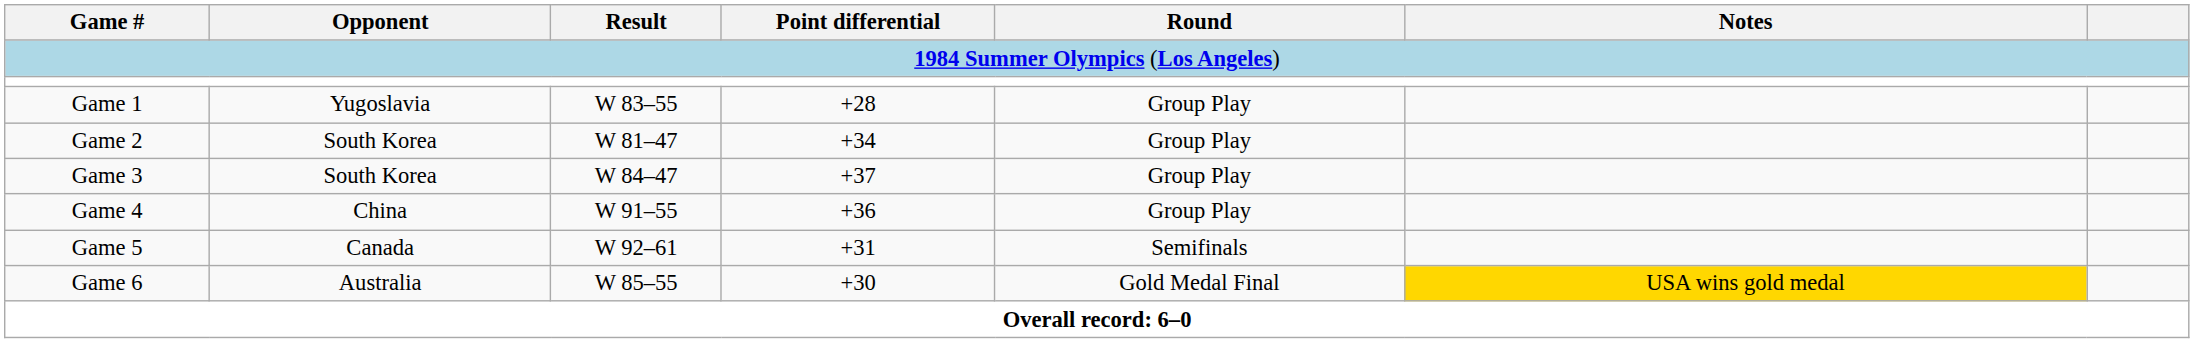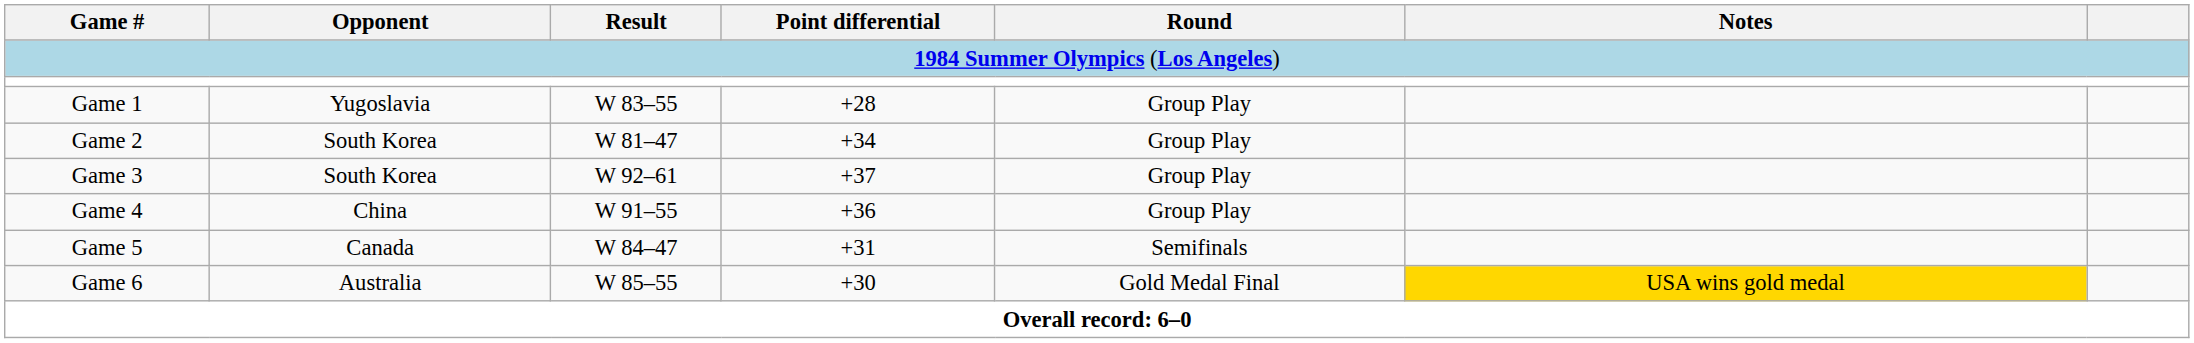(636, 175) W 84–47 -> (636, 175) W 92–61
(636, 247) W 92–61 -> (636, 247) W 84–47
